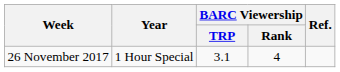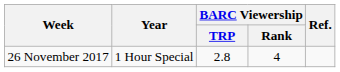(222, 56) 3.1 -> (222, 56) 2.8
